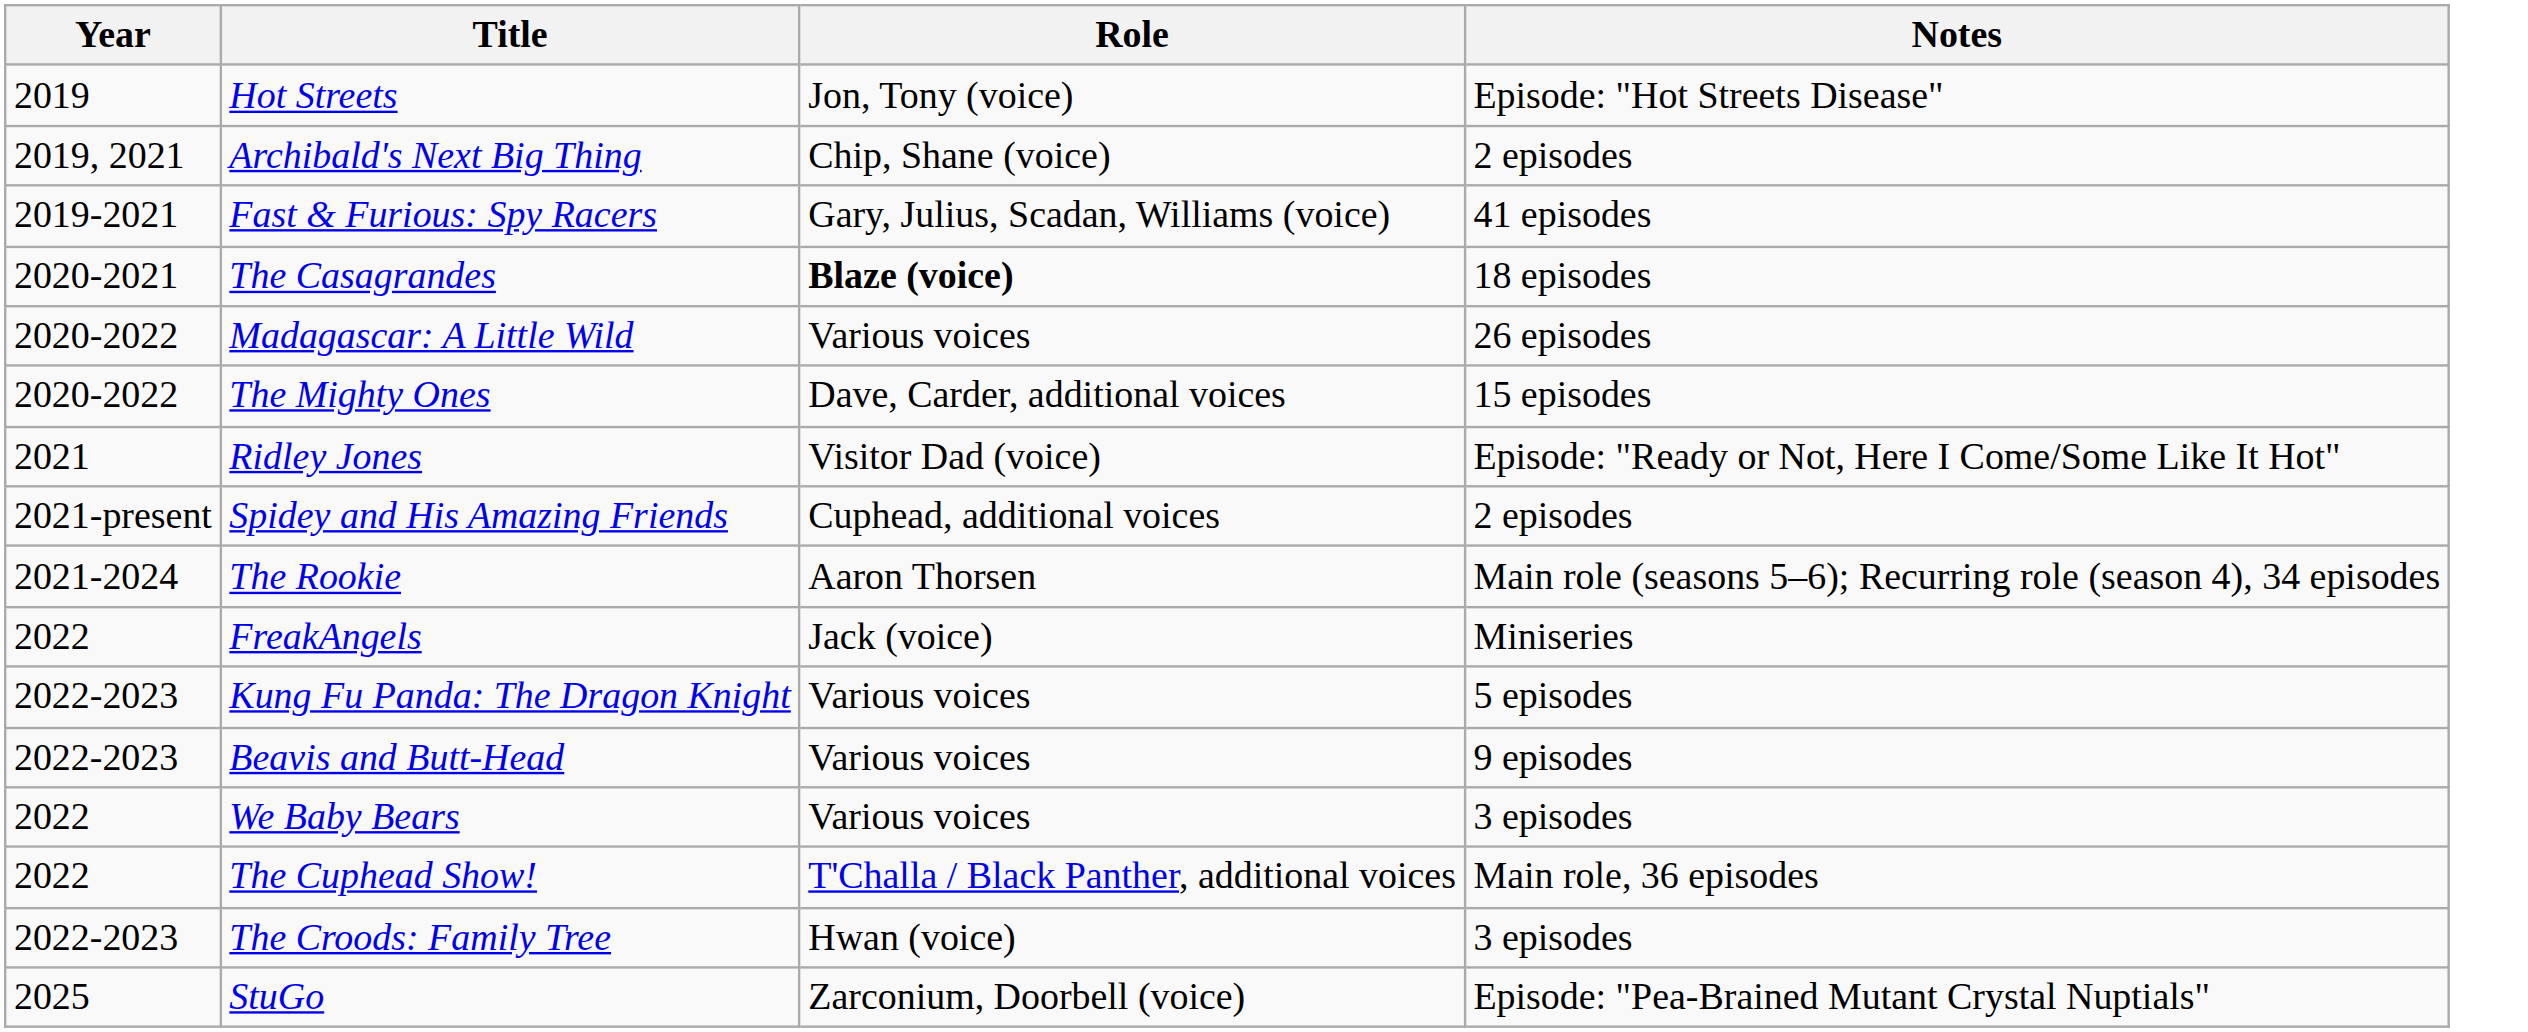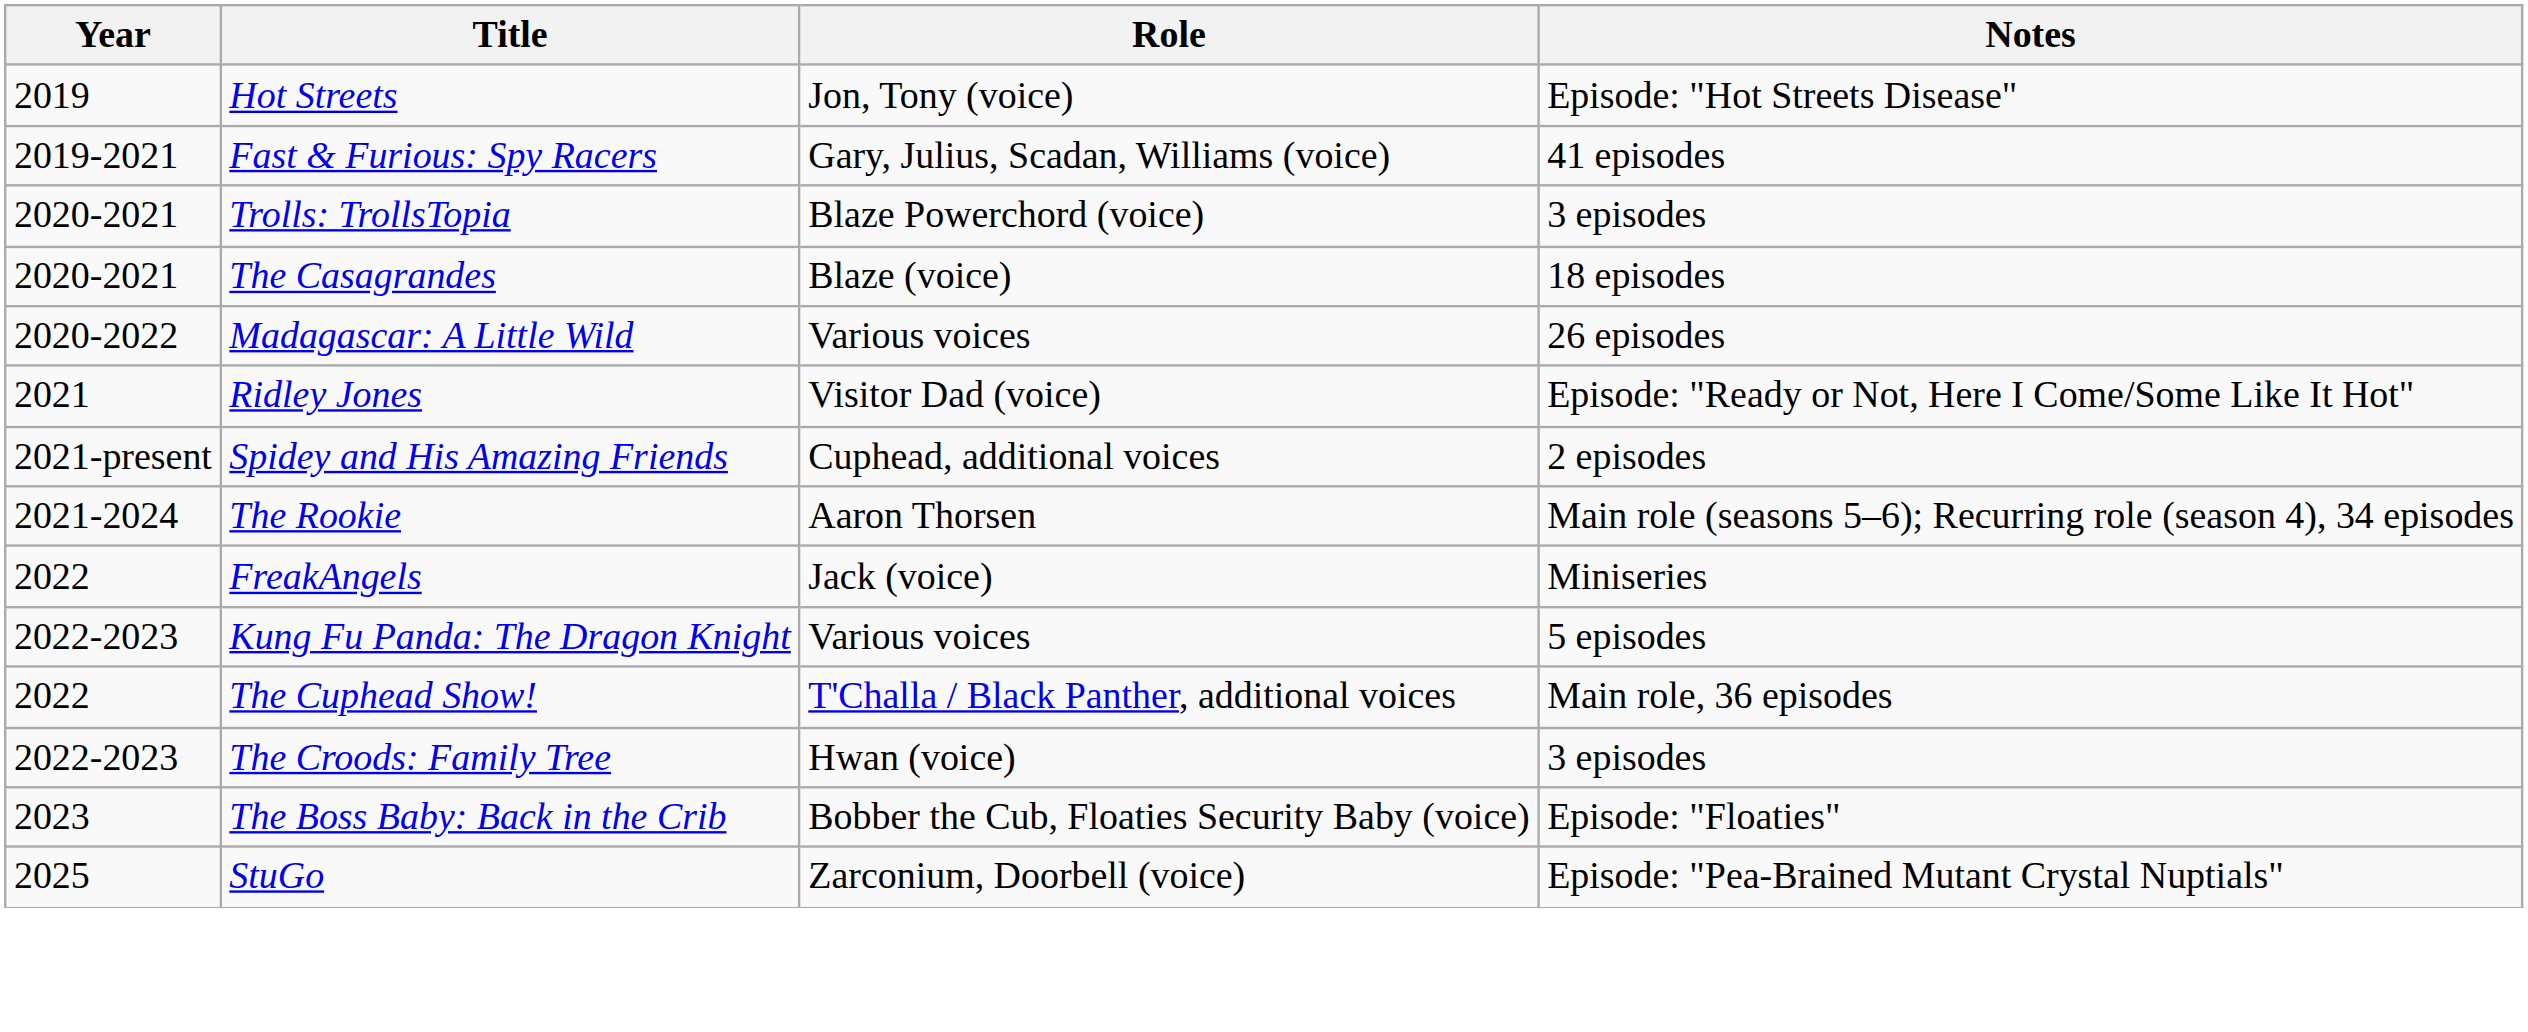- row: (435, 154)
+ row: (370, 214)
(911, 275) bold -> (910, 275) normal
- row: (360, 395)
- row: (397, 756)
- row: (345, 816)
+ row: (478, 816)
